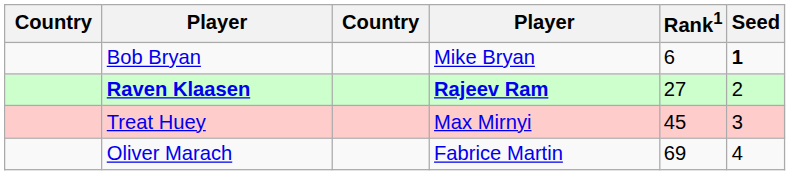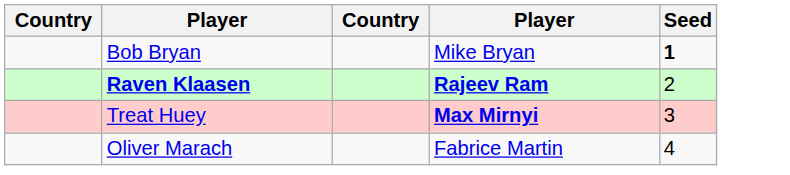- column: (693, 23)
(483, 121) normal -> (486, 116) bold
